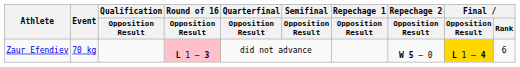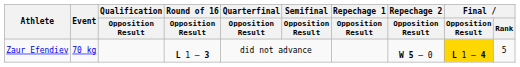(192, 55) pink background -> (192, 55) no background
(504, 50) 6 -> (504, 50) 5
